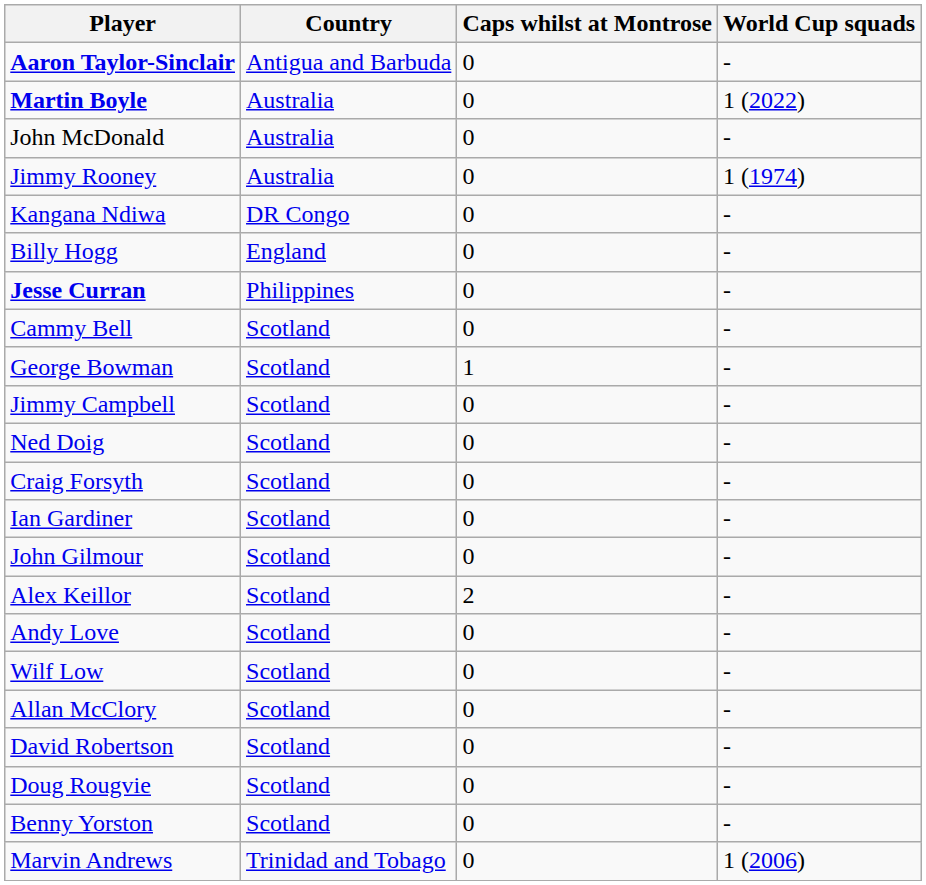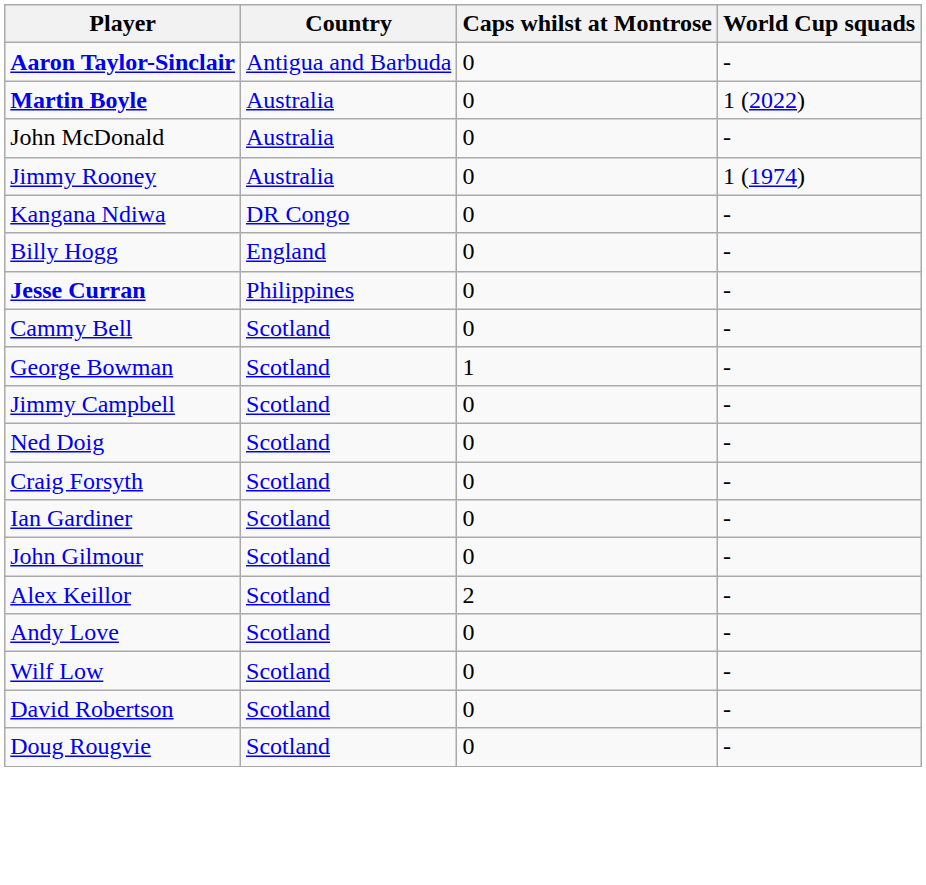- row: (83, 708)
- row: (82, 822)
- row: (91, 860)
